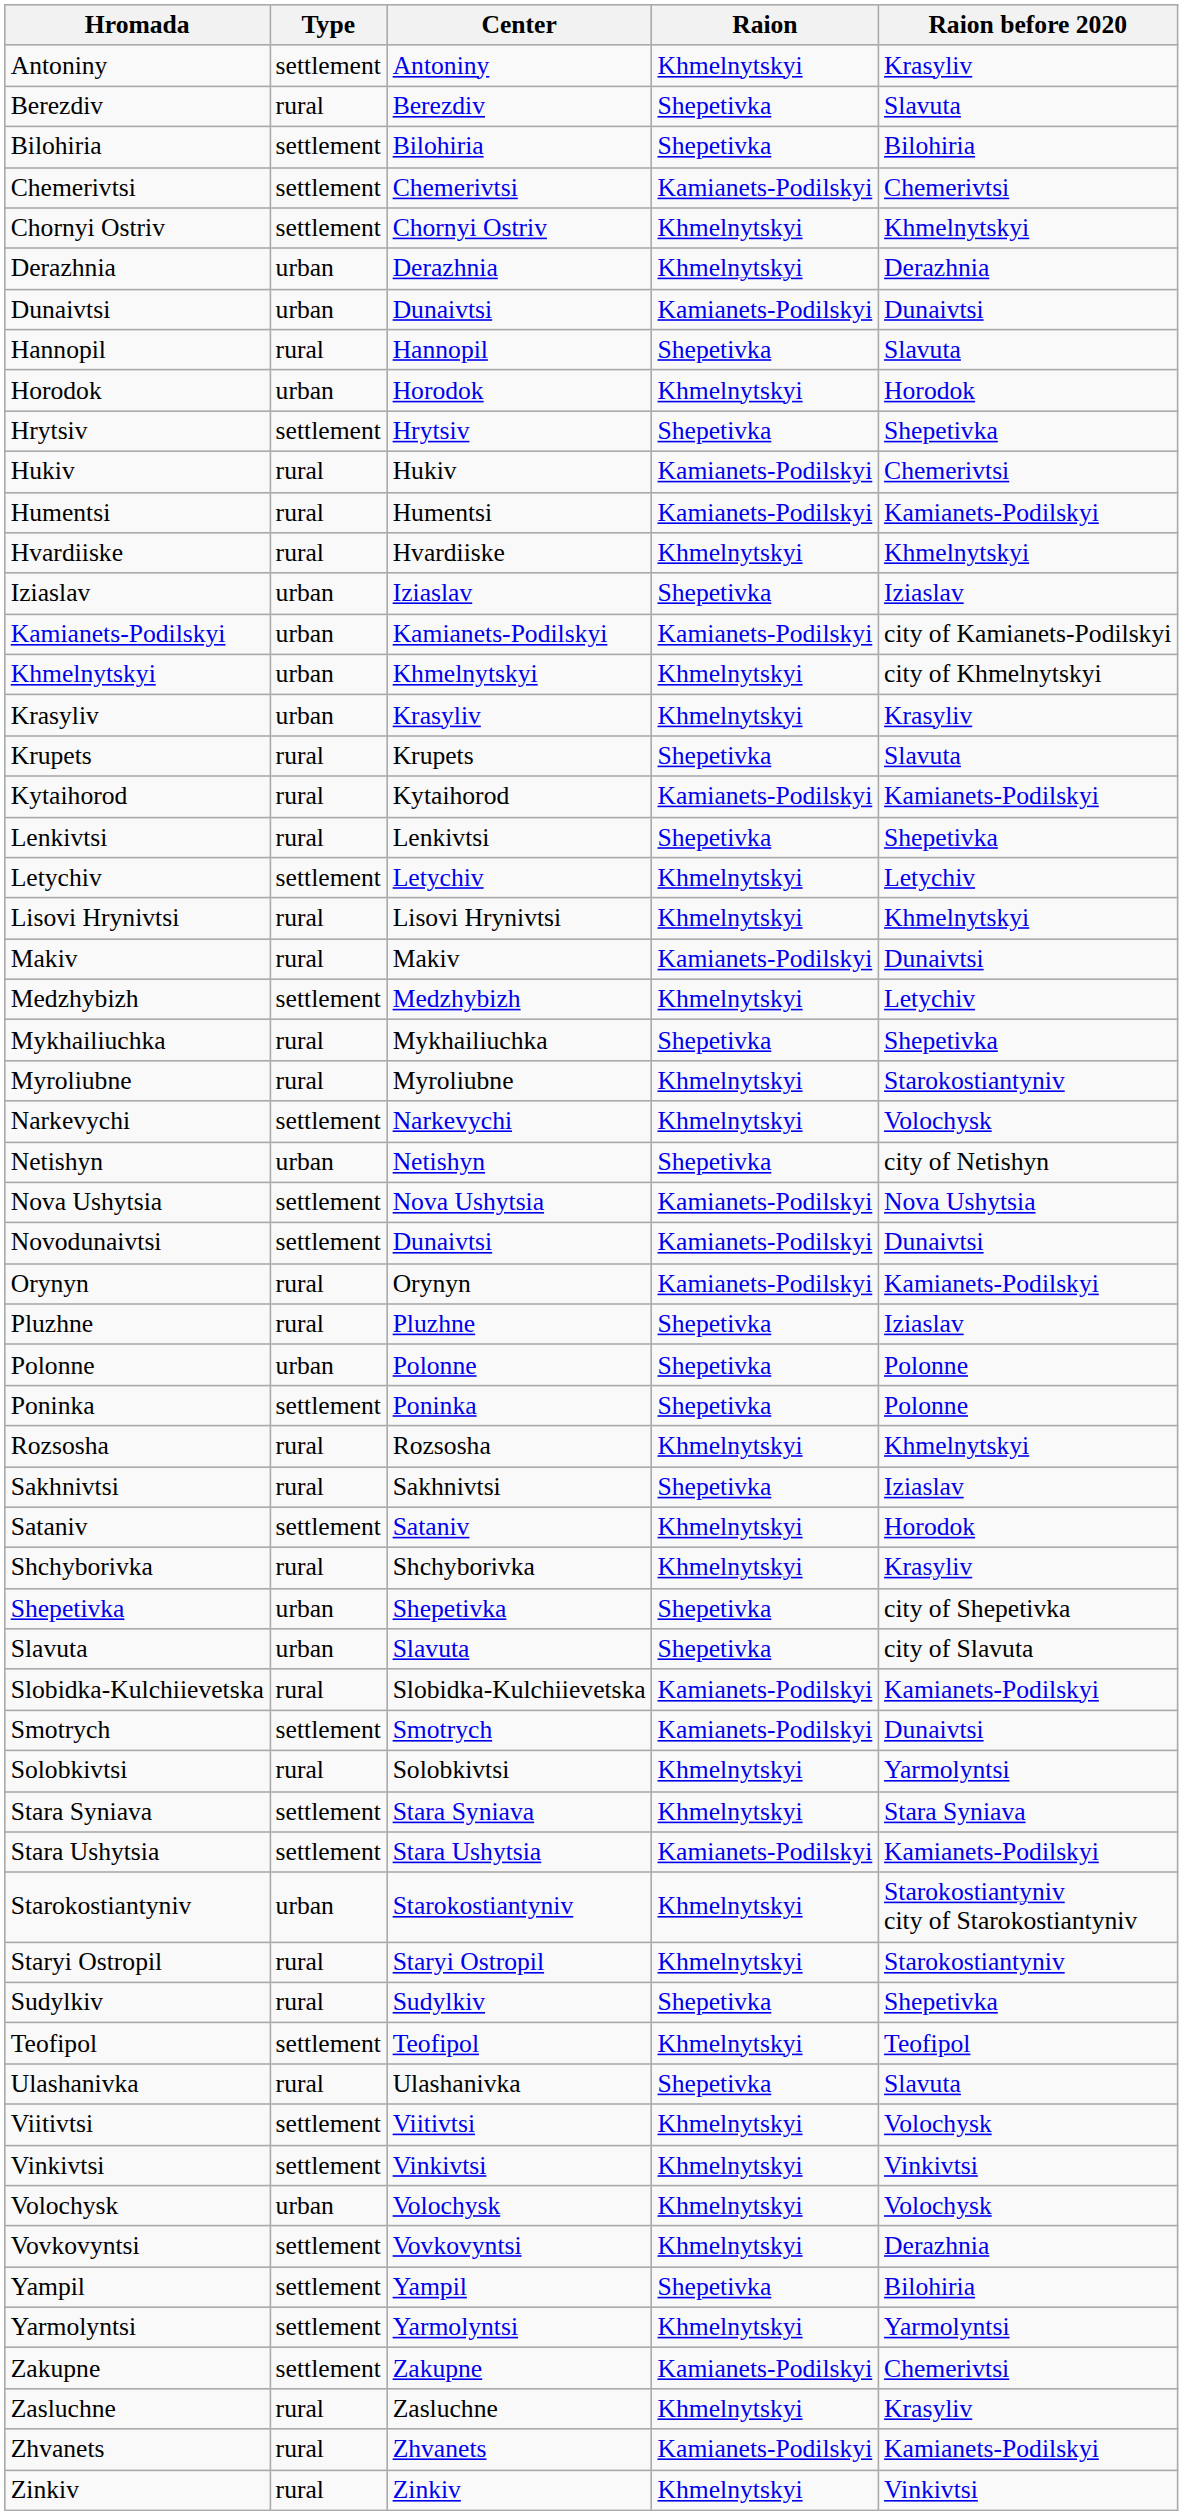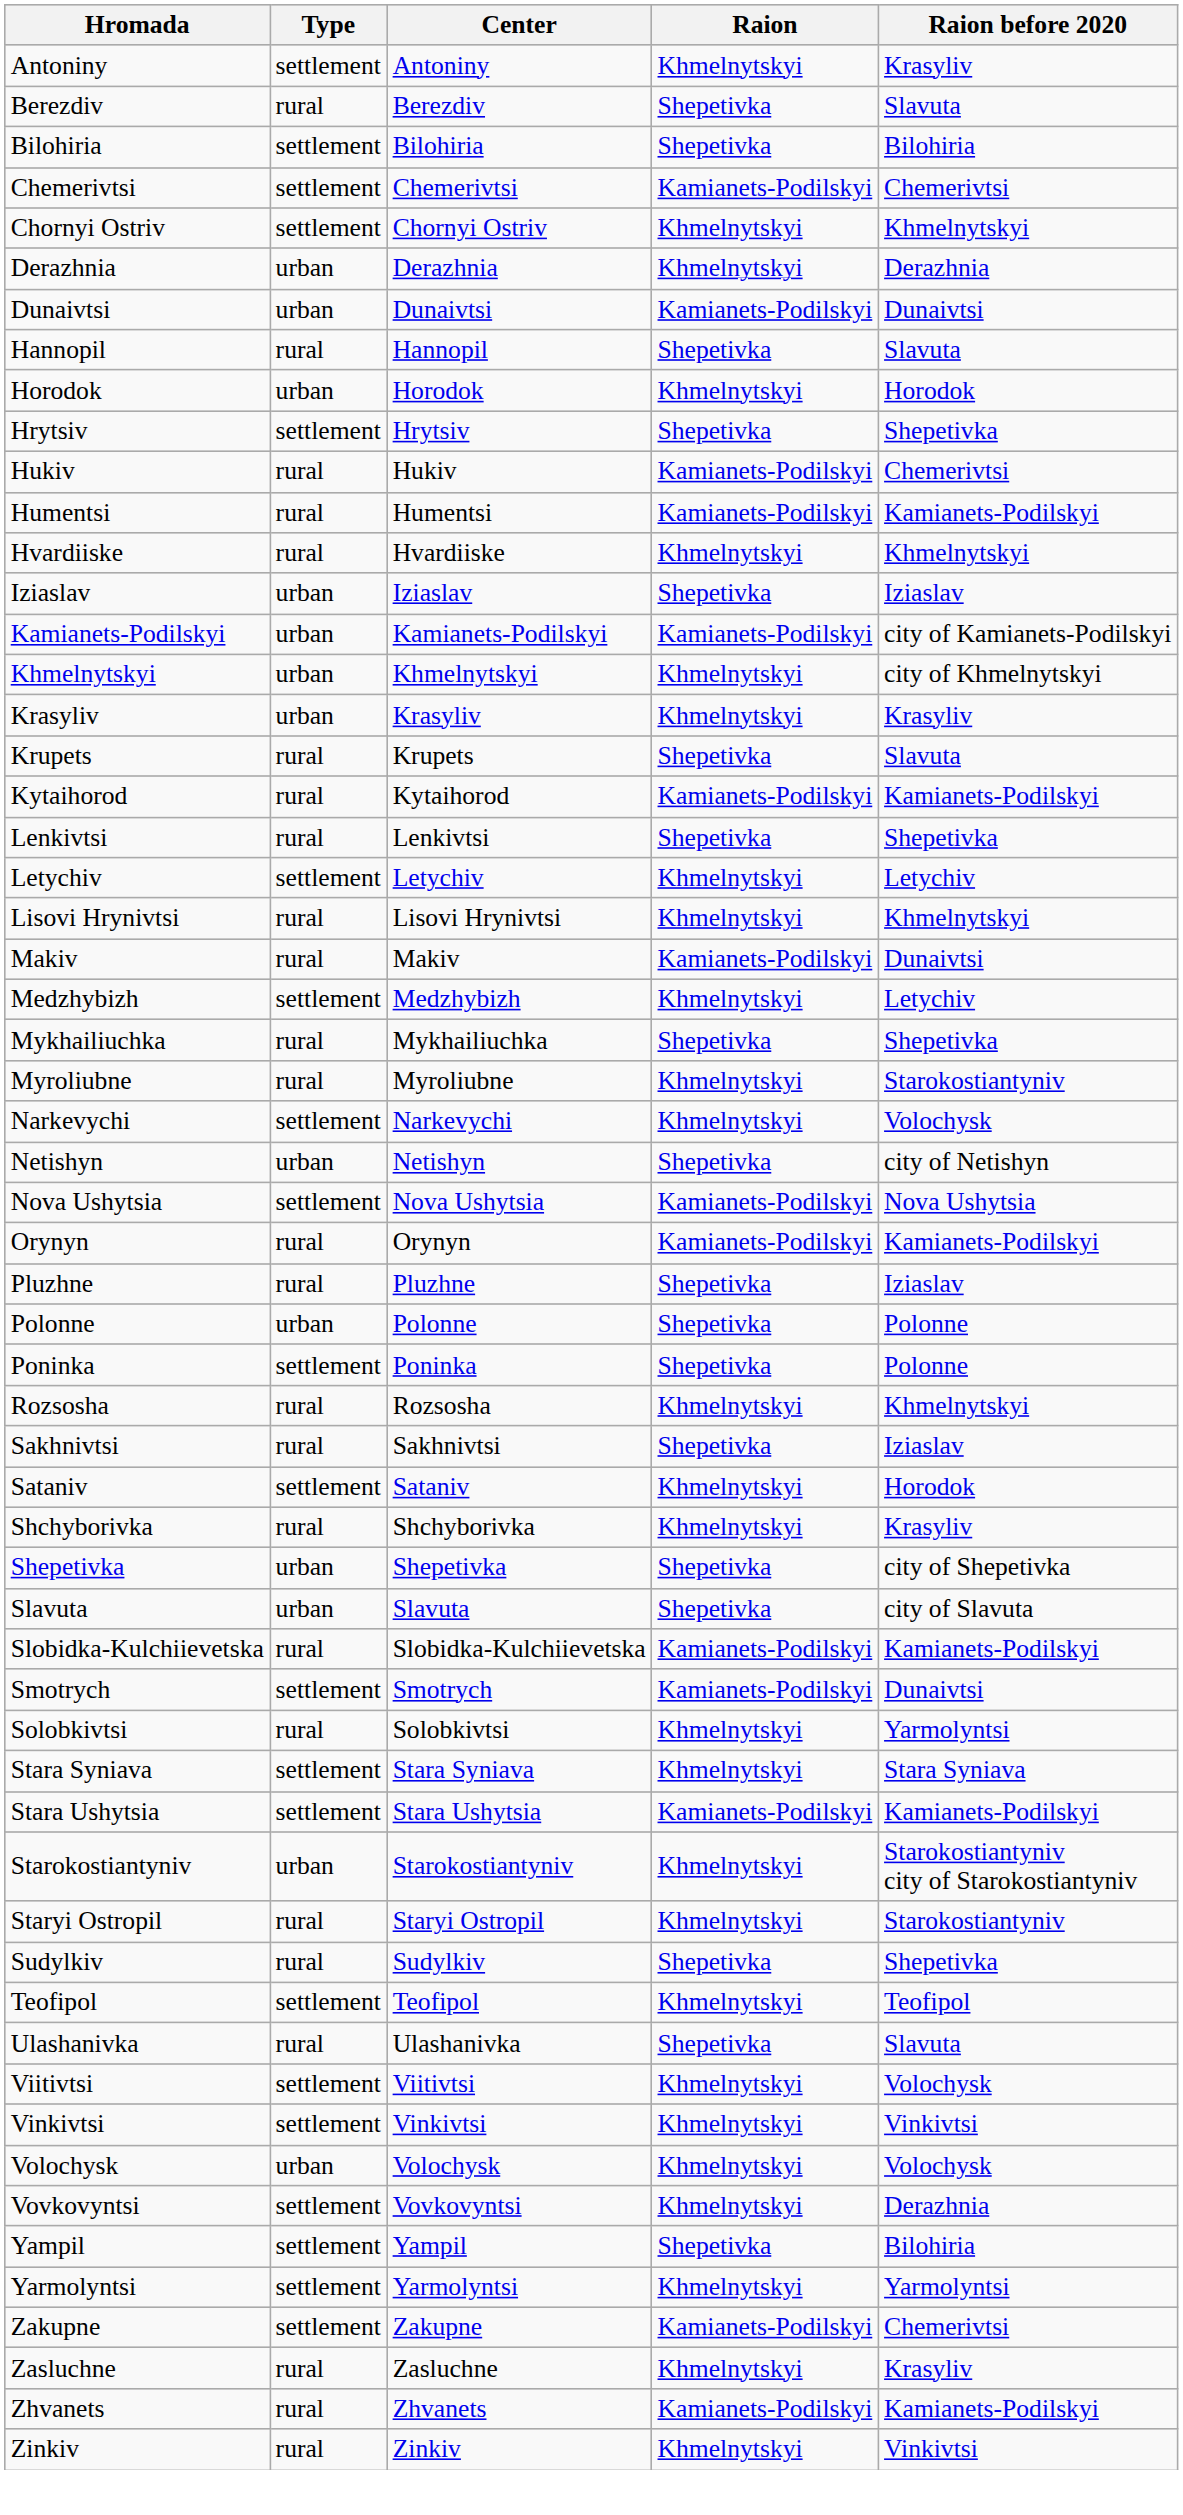- row: (86, 1242)
